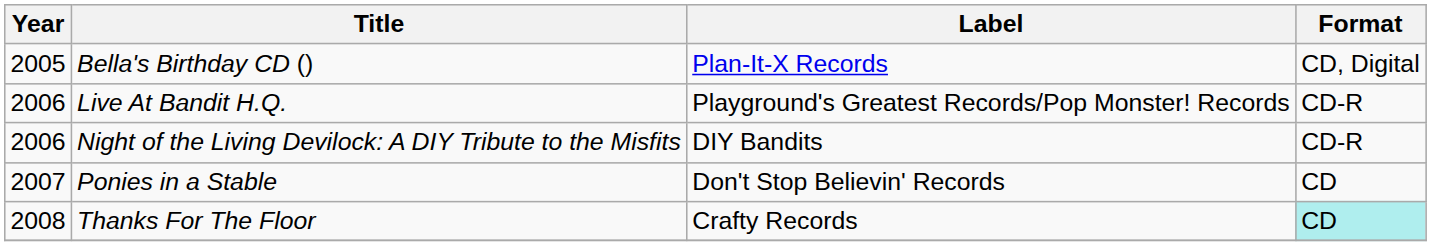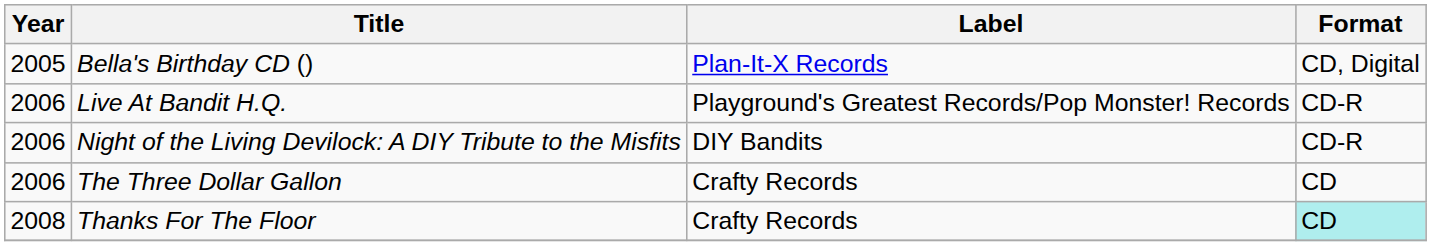+ row: (209, 181)
- row: (177, 181)
